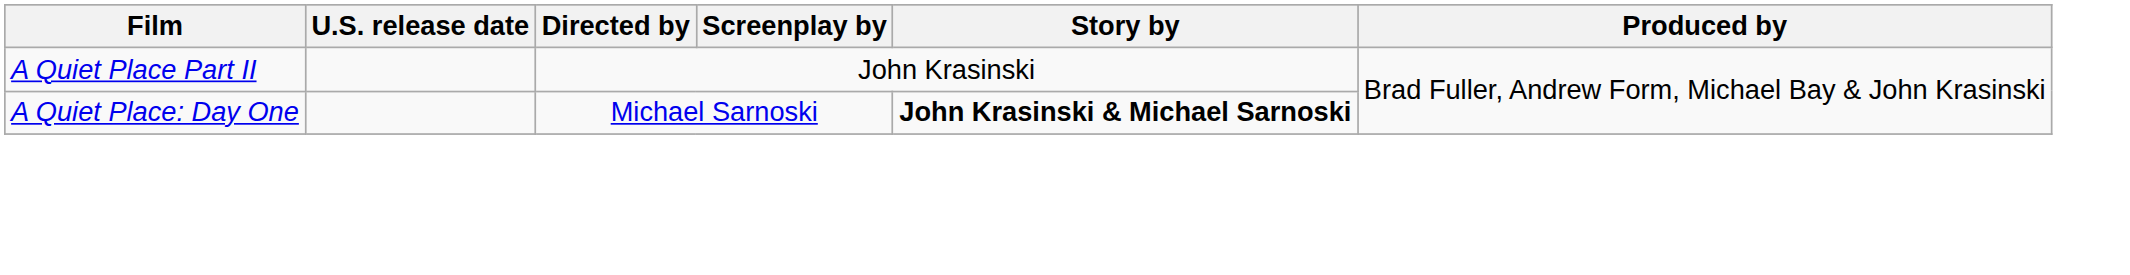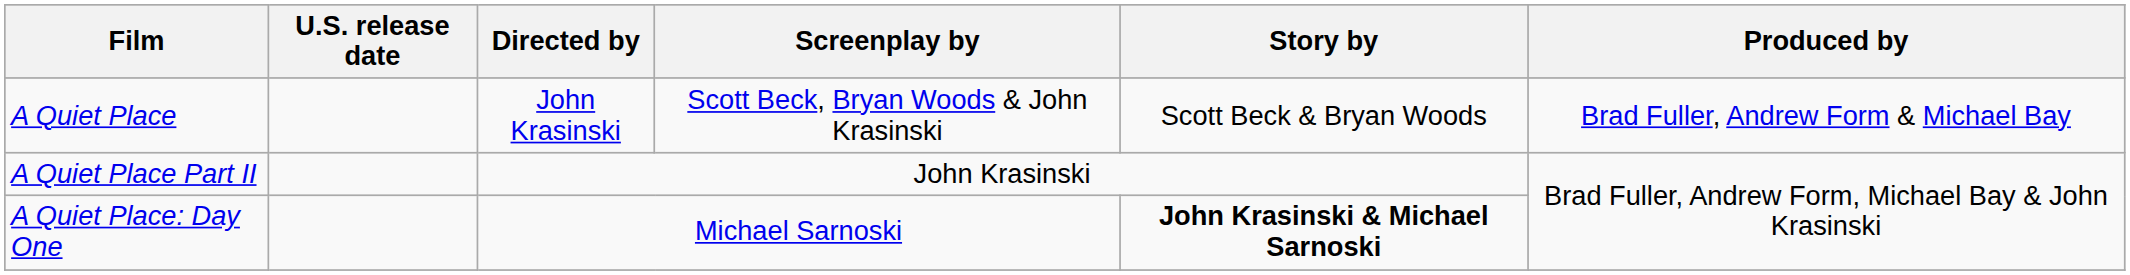+ row: (94, 115)
